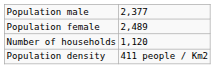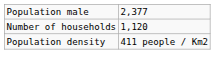- row: (53, 27)
